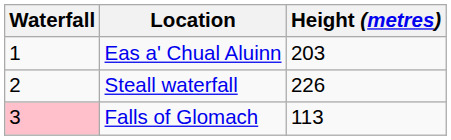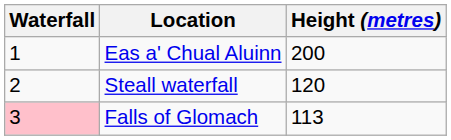(308, 53) 203 -> (308, 53) 200
(308, 85) 226 -> (308, 85) 120
